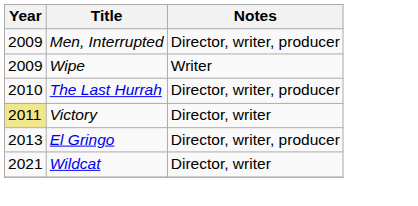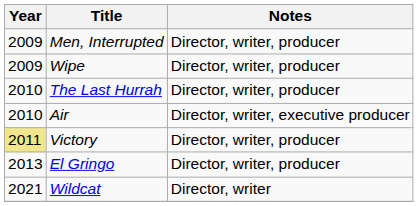(191, 66) Writer -> (255, 66) Director, writer, producer
+ row: (59, 115)
(221, 115) Director, writer -> (255, 139) Director, writer, producer
